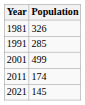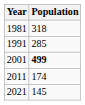(39, 28) 326 -> (39, 28) 318
(39, 60) normal -> (39, 60) bold
